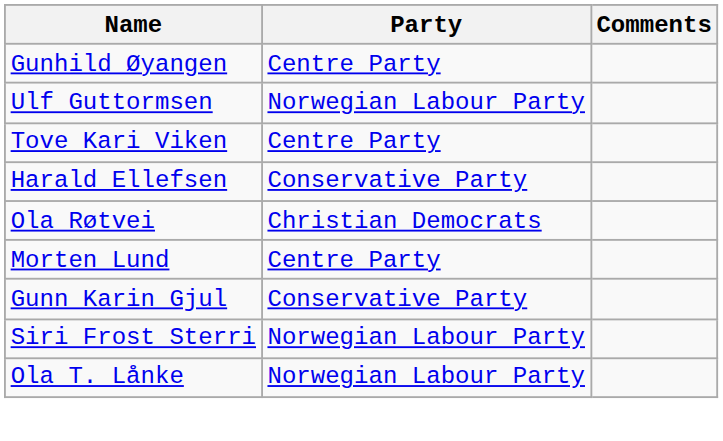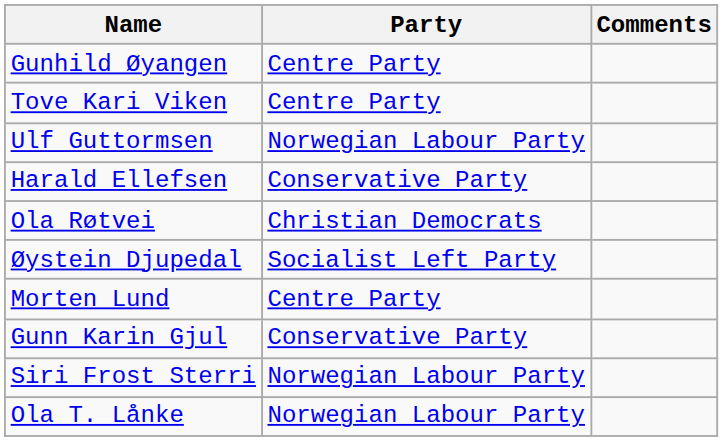rows swapped: (112, 103) <-> (119, 142)
+ row: (126, 260)
